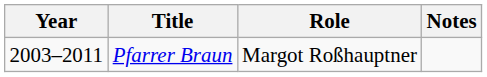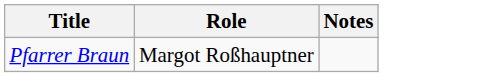- column: (56, 21)
